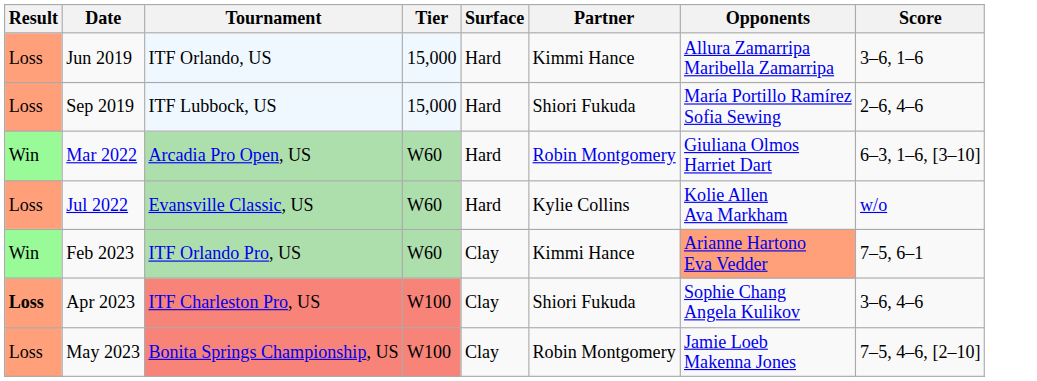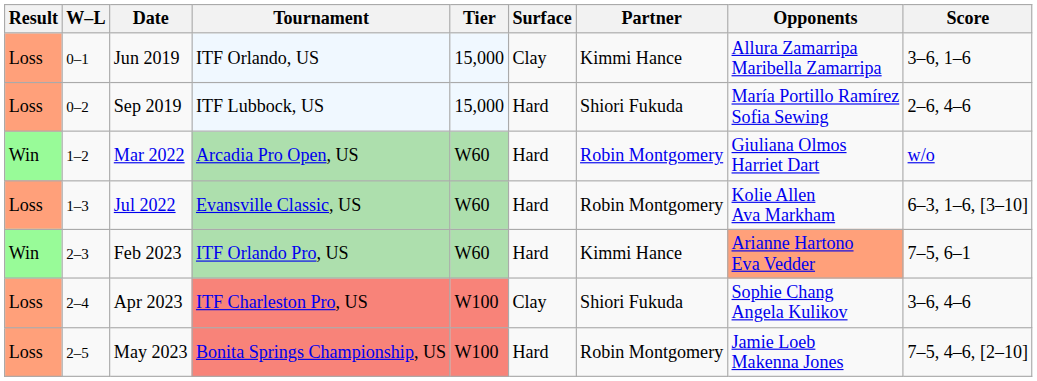+ column: (86, 18)
(483, 57) Hard -> (530, 57) Clay
(920, 155) 6–3, 1–6, [3–10] -> (921, 155) w/o
(581, 204) Kylie Collins -> (652, 204) Robin Montgomery
(874, 204) w/o -> (968, 204) 6–3, 1–6, [3–10]
(482, 253) Clay -> (531, 253) Hard
(26, 302) bold -> (26, 302) normal
(482, 351) Clay -> (531, 351) Hard
